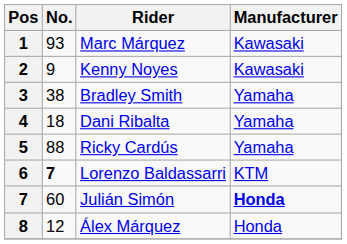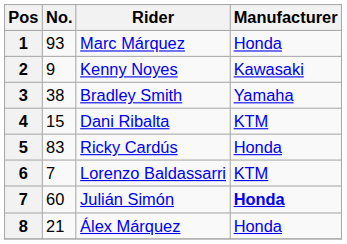(269, 44) Kawasaki -> (258, 44) Honda
(55, 122) 18 -> (55, 122) 15
(264, 122) Yamaha -> (251, 122) KTM
(55, 148) 88 -> (55, 148) 83
(264, 148) Yamaha -> (258, 148) Honda
(51, 174) bold -> (51, 174) normal
(55, 226) 12 -> (55, 226) 21
